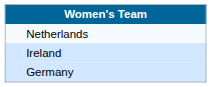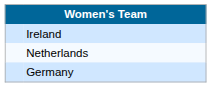rows swapped: (44, 53) <-> (57, 34)
